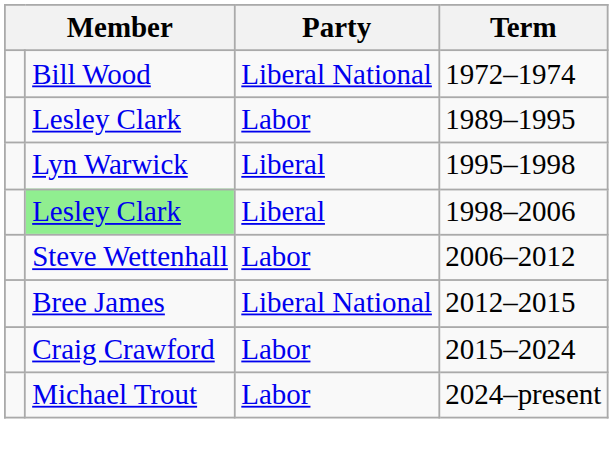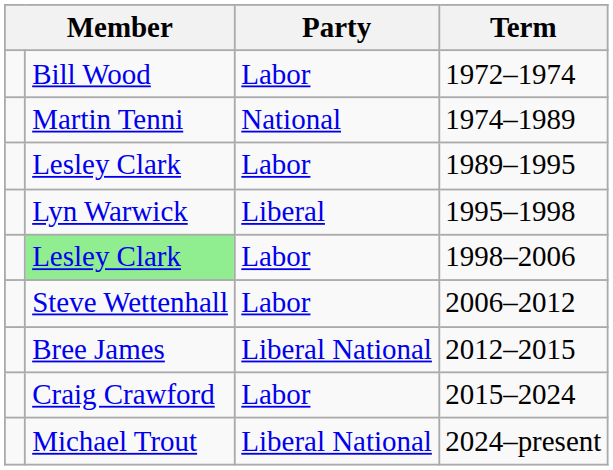(337, 73) Liberal National -> (276, 73) Labor
+ row: (510, 119)
(283, 211) Liberal -> (276, 257) Labor
(276, 394) Labor -> (337, 440) Liberal National
